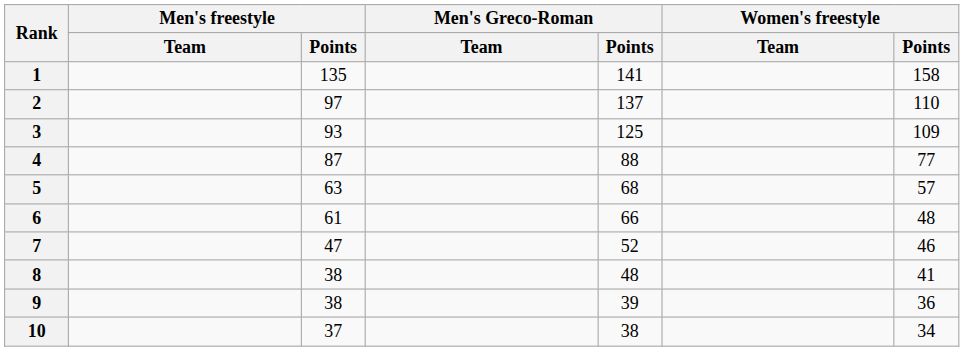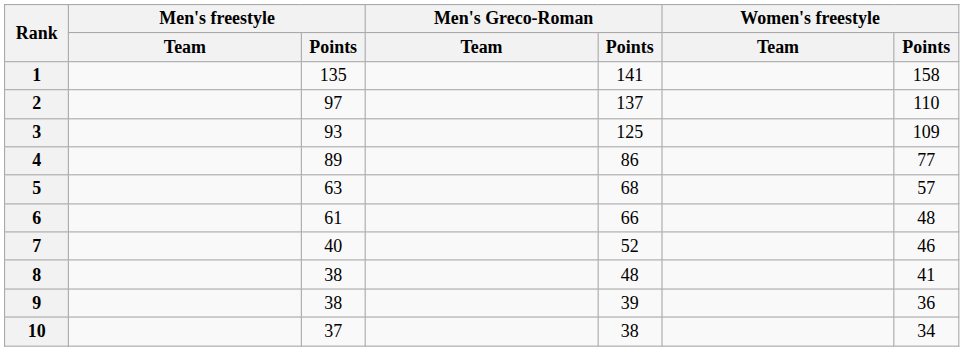(333, 160) 87 -> (333, 160) 89
(630, 160) 88 -> (630, 160) 86
(333, 246) 47 -> (333, 246) 40
